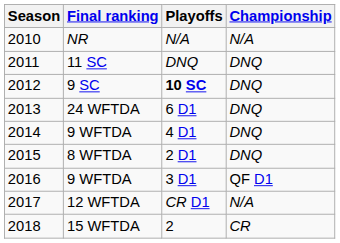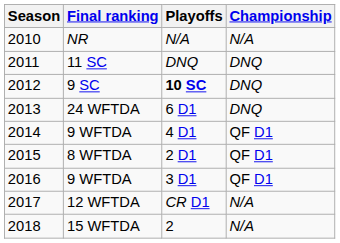(246, 132) DNQ -> (251, 132) QF D1
(246, 156) DNQ -> (251, 156) QF D1
(240, 226) CR -> (242, 226) N/A
